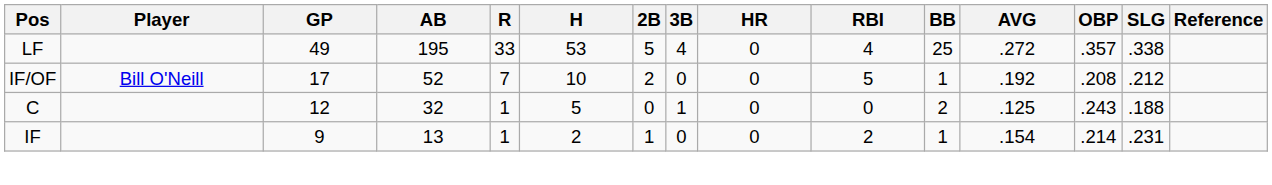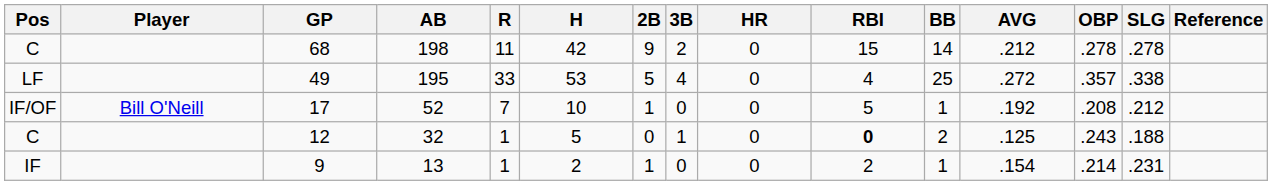+ row: (320, 49)
(649, 78) 2 -> (649, 108) 1
(868, 108) normal -> (868, 137) bold
